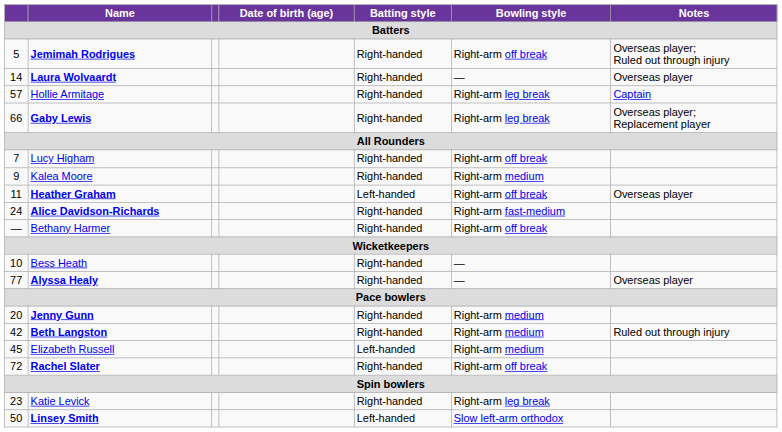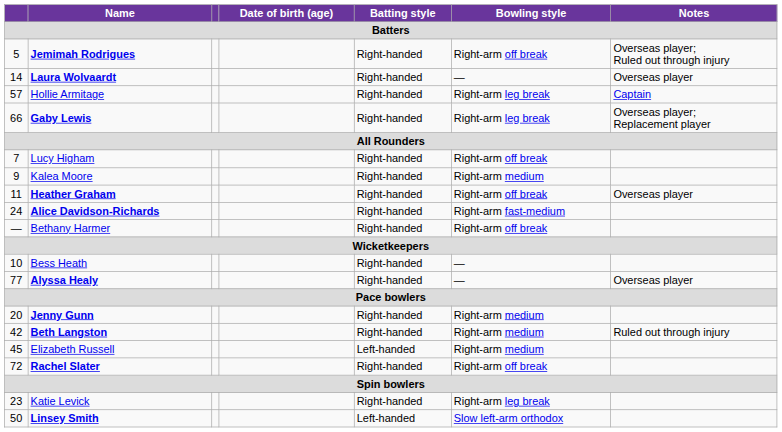(386, 194) Left-handed -> (390, 194) Right-handed
